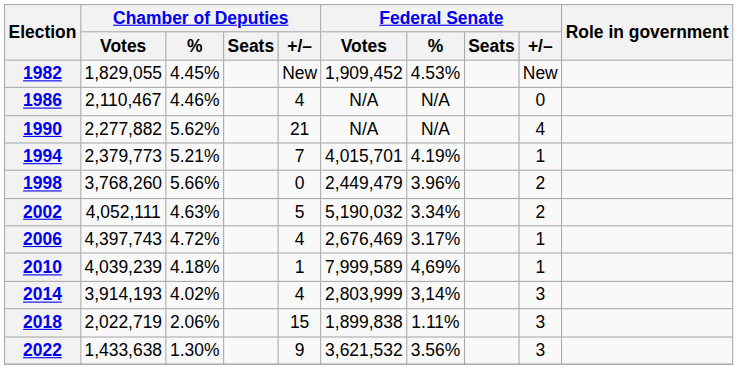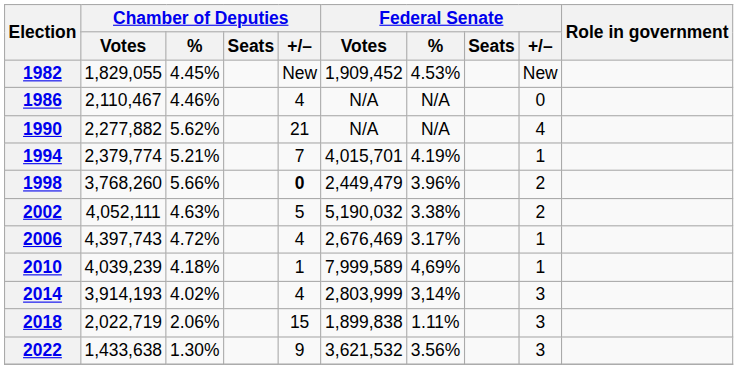(123, 156) 2,379,773 -> (123, 156) 2,379,774
(300, 184) normal -> (300, 184) bold
(435, 211) 3.34% -> (435, 211) 3.38%
